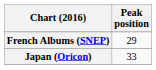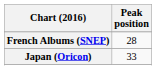(132, 40) 29 -> (132, 40) 28
